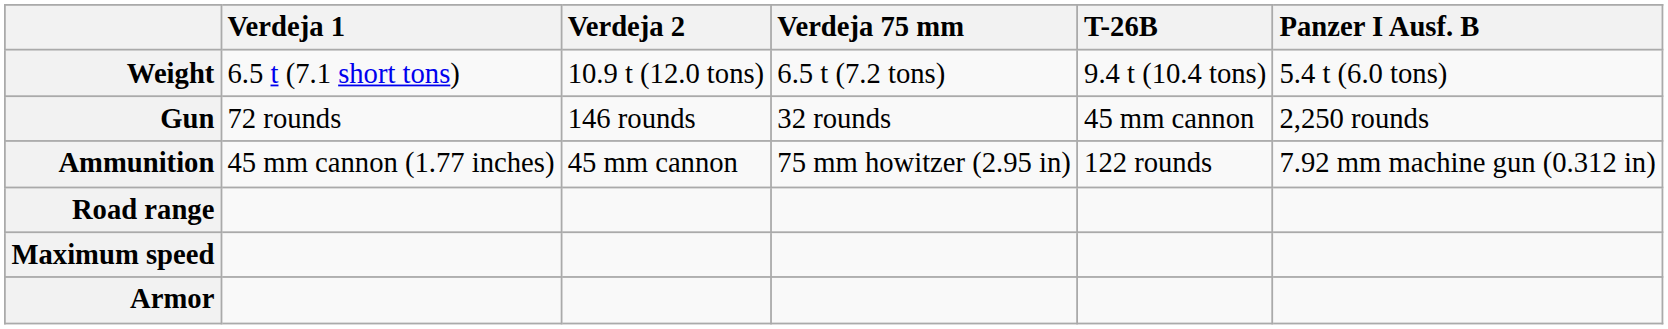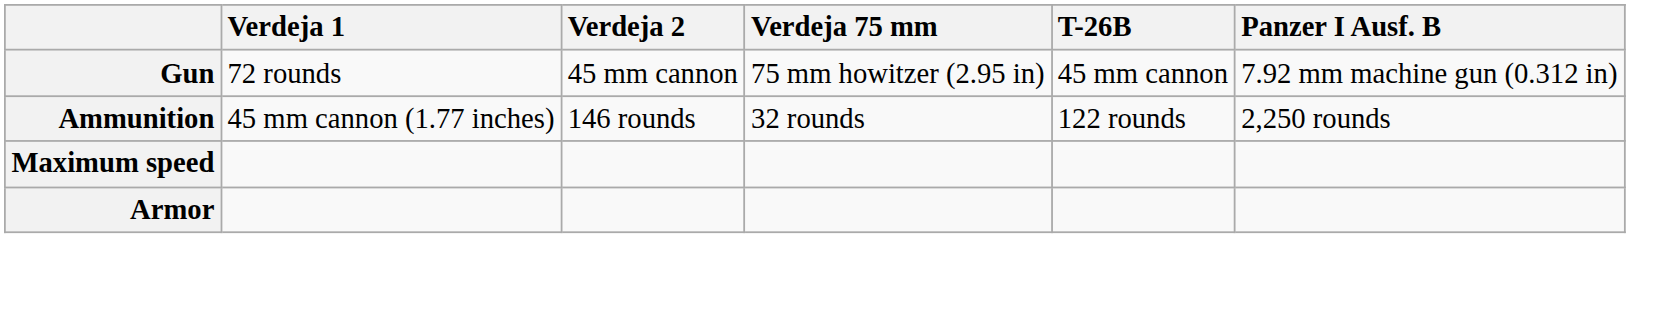- row: (171, 72)
(632, 118) 146 rounds -> (653, 72) 45 mm cannon
(834, 118) 32 rounds -> (898, 72) 75 mm howitzer (2.95 in)
(1354, 118) 2,250 rounds -> (1429, 72) 7.92 mm machine gun (0.312 in)
(653, 163) 45 mm cannon -> (632, 118) 146 rounds
(924, 163) 75 mm howitzer (2.95 in) -> (808, 118) 32 rounds
(1468, 163) 7.92 mm machine gun (0.312 in) -> (1316, 118) 2,250 rounds
- row: (143, 208)
